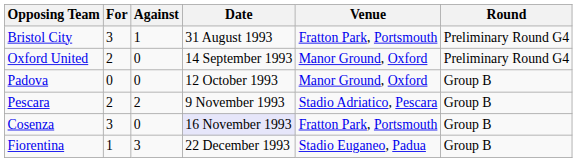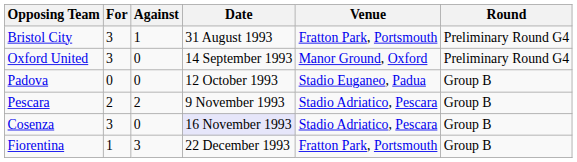(110, 59) 2 -> (110, 59) 3
(363, 80) Manor Ground, Oxford -> (362, 80) Stadio Euganeo, Padua
(368, 124) Fratton Park, Portsmouth -> (368, 124) Stadio Adriatico, Pescara
(362, 146) Stadio Euganeo, Padua -> (368, 146) Fratton Park, Portsmouth
